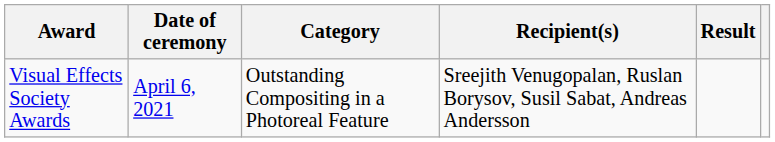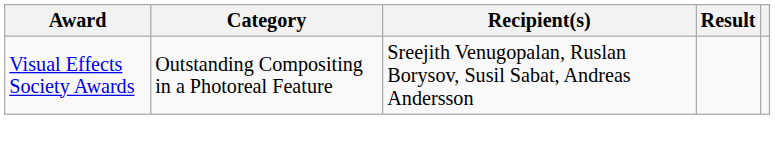- column: (185, 31)
